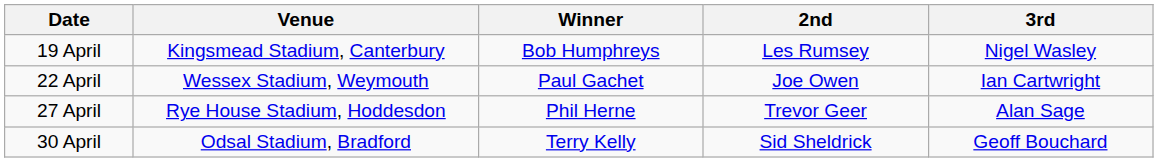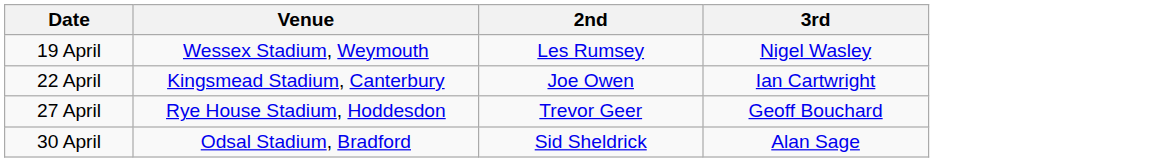- column: (591, 19)
(306, 50) Kingsmead Stadium, Canterbury -> (306, 50) Wessex Stadium, Weymouth
(306, 80) Wessex Stadium, Weymouth -> (306, 80) Kingsmead Stadium, Canterbury
(1040, 111) Alan Sage -> (816, 111) Geoff Bouchard
(1040, 141) Geoff Bouchard -> (816, 141) Alan Sage
